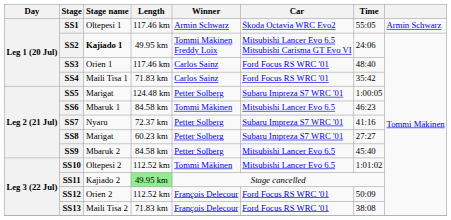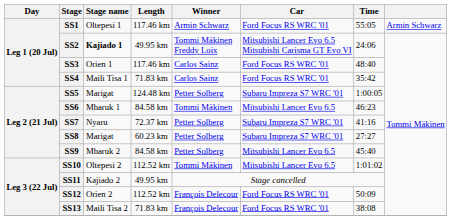(289, 25) Škoda Octavia WRC Evo2 -> (286, 25) Ford Focus RS WRC '01
(151, 179) lightgreen background -> (151, 179) no background
